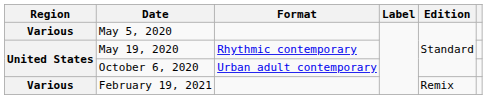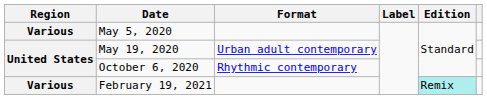(287, 49) Rhythmic contemporary -> (297, 49) Urban adult contemporary
(297, 67) Urban adult contemporary -> (287, 67) Rhythmic contemporary
(437, 85) no background -> (437, 85) paleturquoise background
